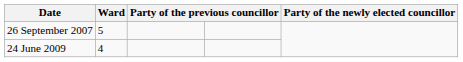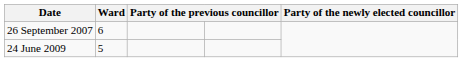(101, 30) 5 -> (101, 30) 6
(101, 48) 4 -> (101, 48) 5
